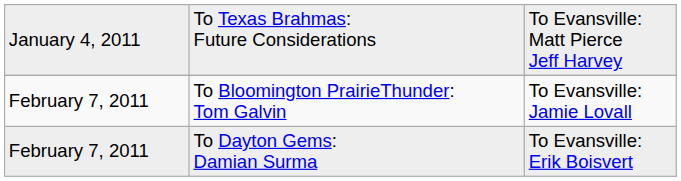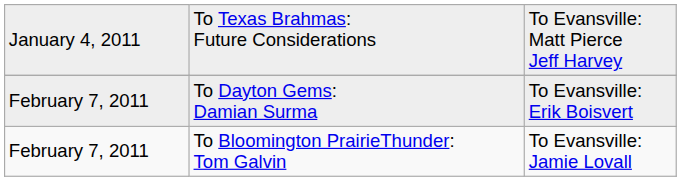rows swapped: (324, 100) <-> (265, 151)
